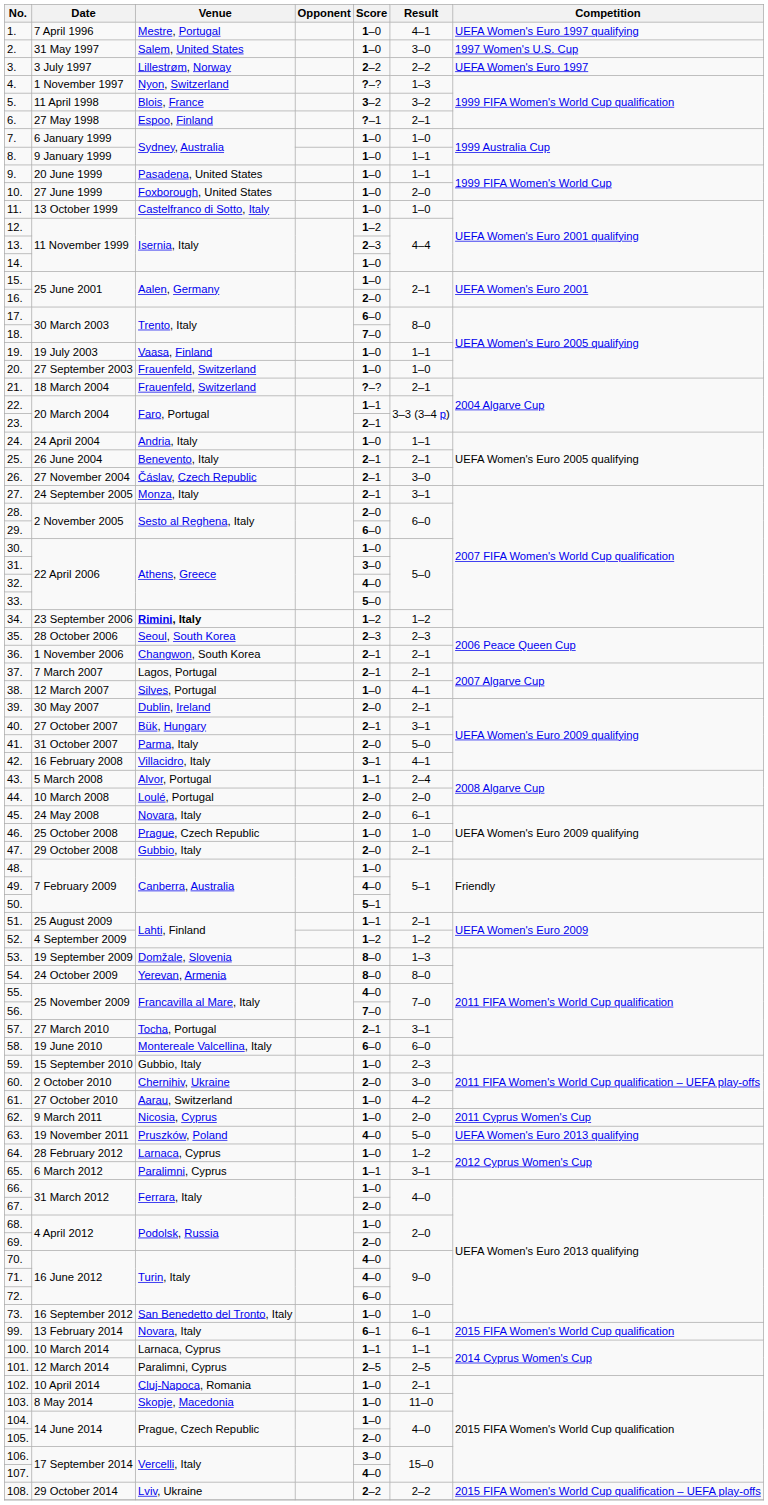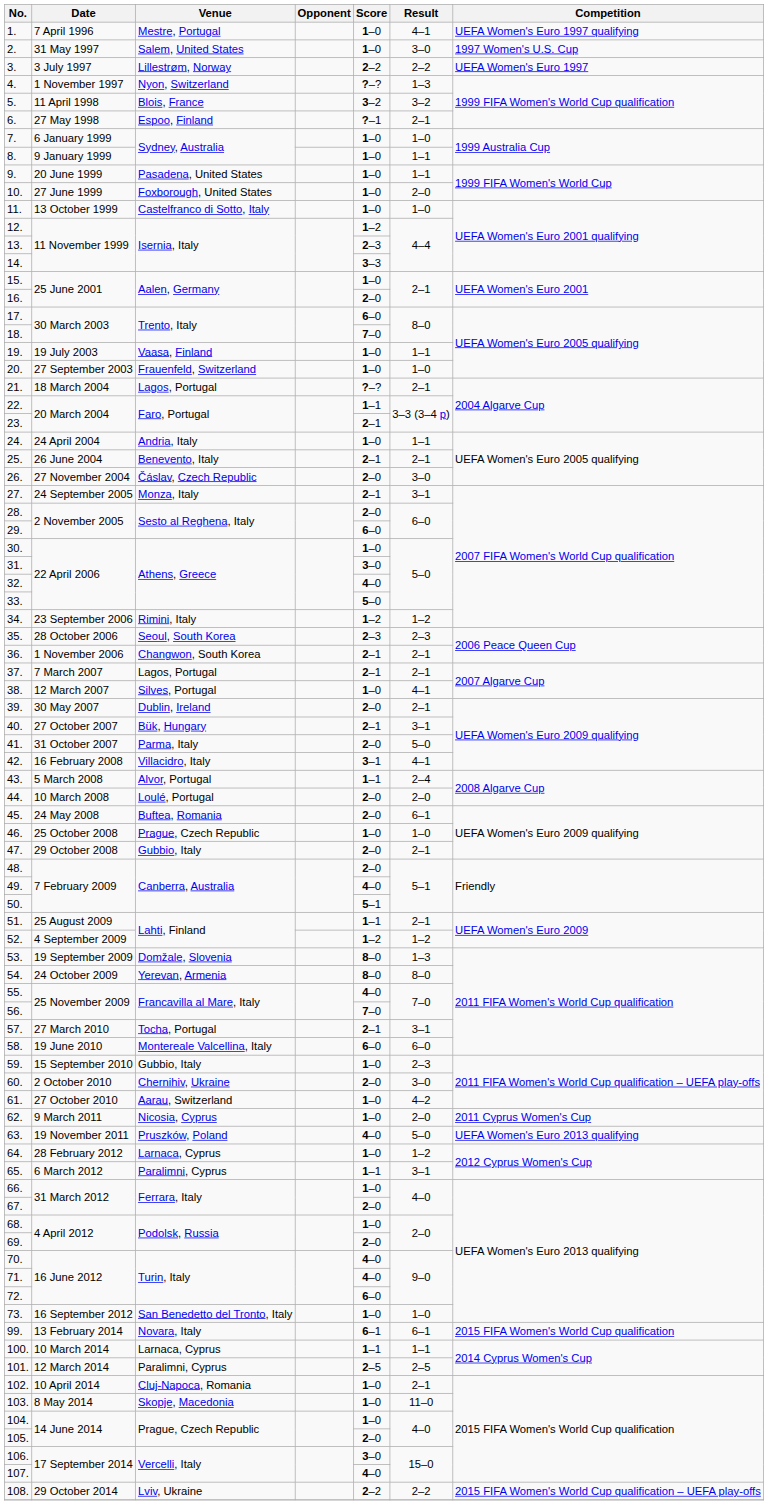(372, 263) 1–0 -> (372, 263) 3–3
(197, 387) Frauenfeld, Switzerland -> (177, 387) Lagos, Portugal
(372, 476) 2–1 -> (372, 476) 2–0
(170, 619) bold -> (167, 619) normal
(170, 815) Novara, Italy -> (180, 815) Buftea, Romania
(372, 868) 1–0 -> (372, 868) 2–0
